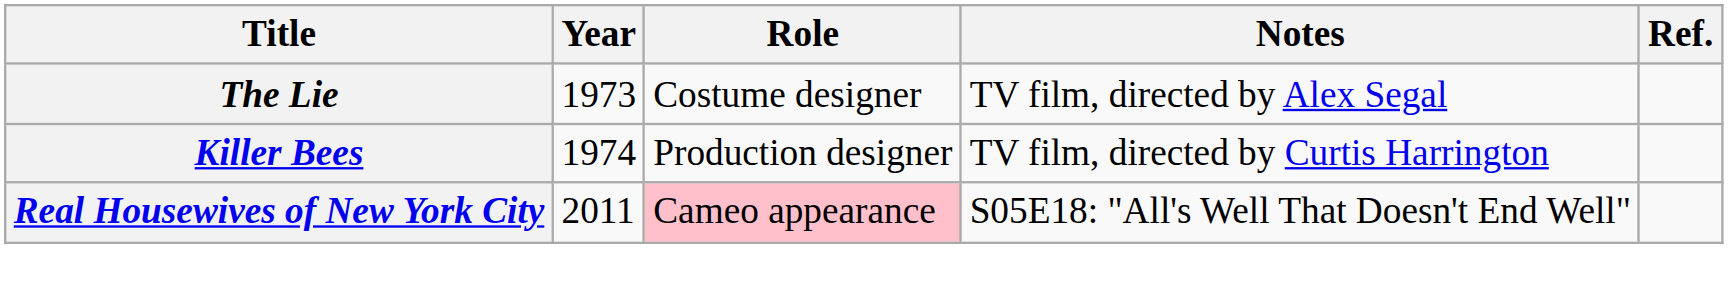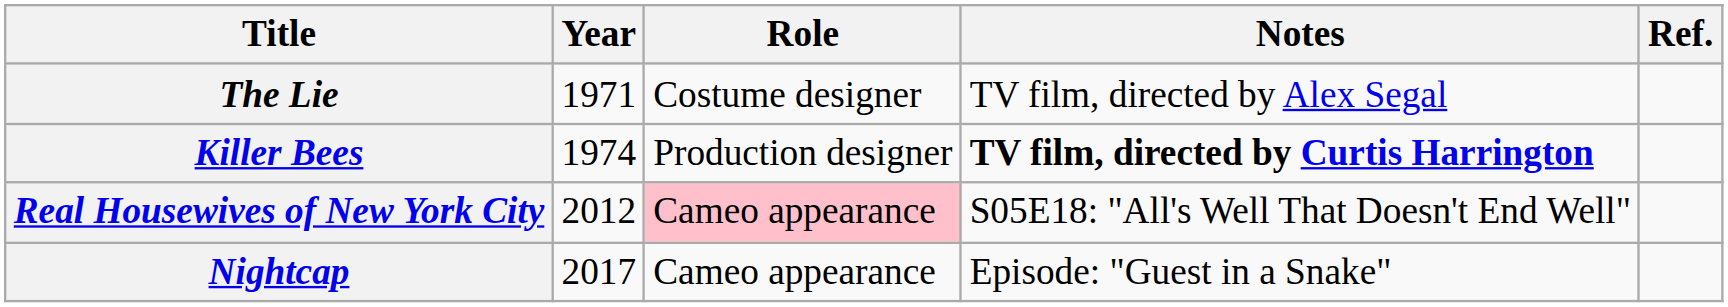(599, 93) 1973 -> (599, 93) 1971
(1259, 152) normal -> (1282, 152) bold
(598, 211) 2011 -> (599, 211) 2012
+ row: (279, 270)
